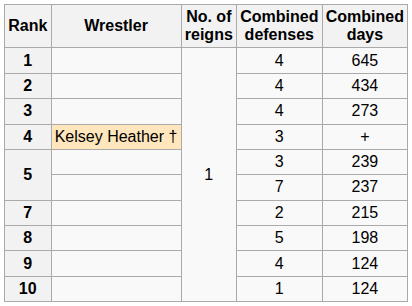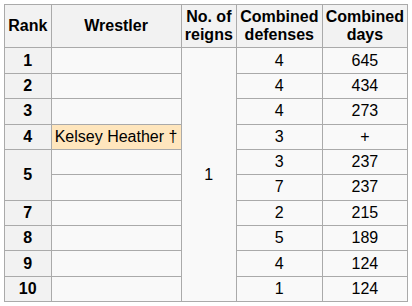(365, 162) 239 -> (365, 162) 237
(365, 238) 198 -> (365, 238) 189
